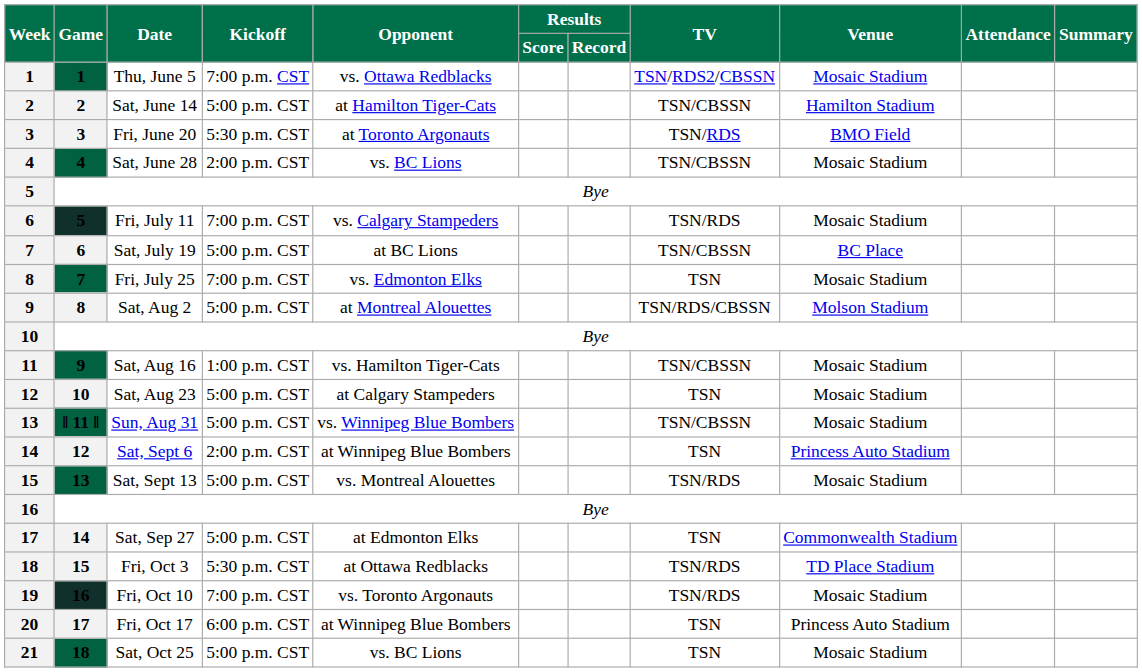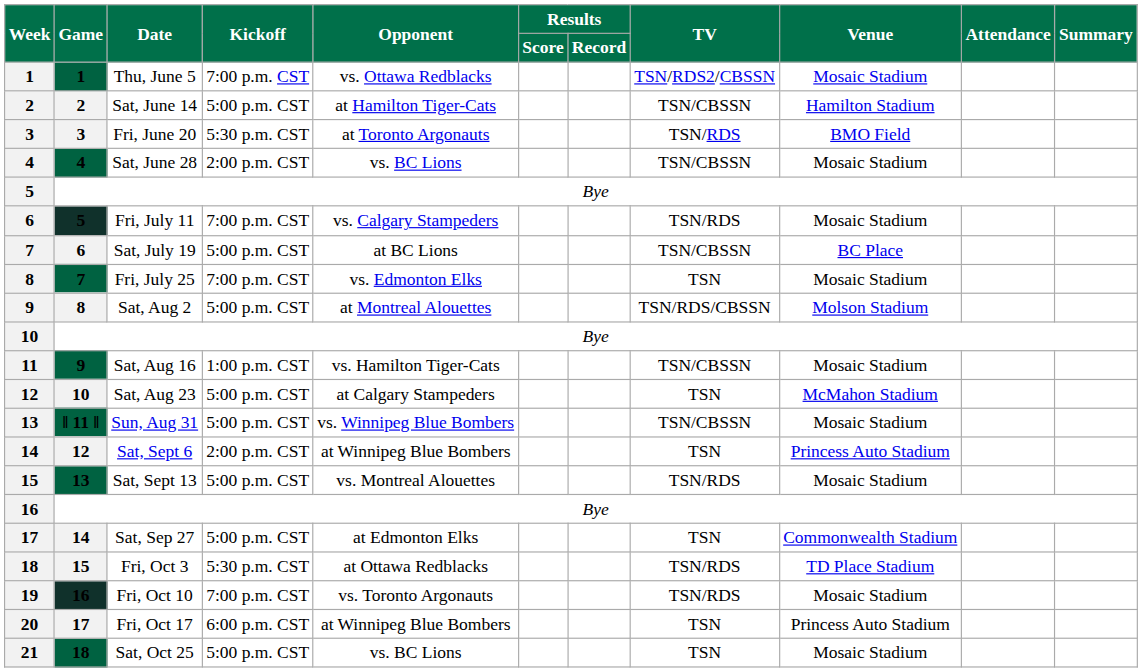(870, 393) Mosaic Stadium -> (870, 393) McMahon Stadium
